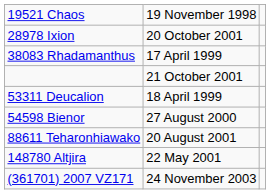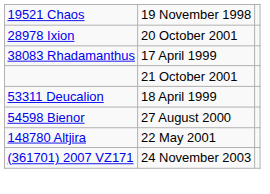- row: (74, 138)
